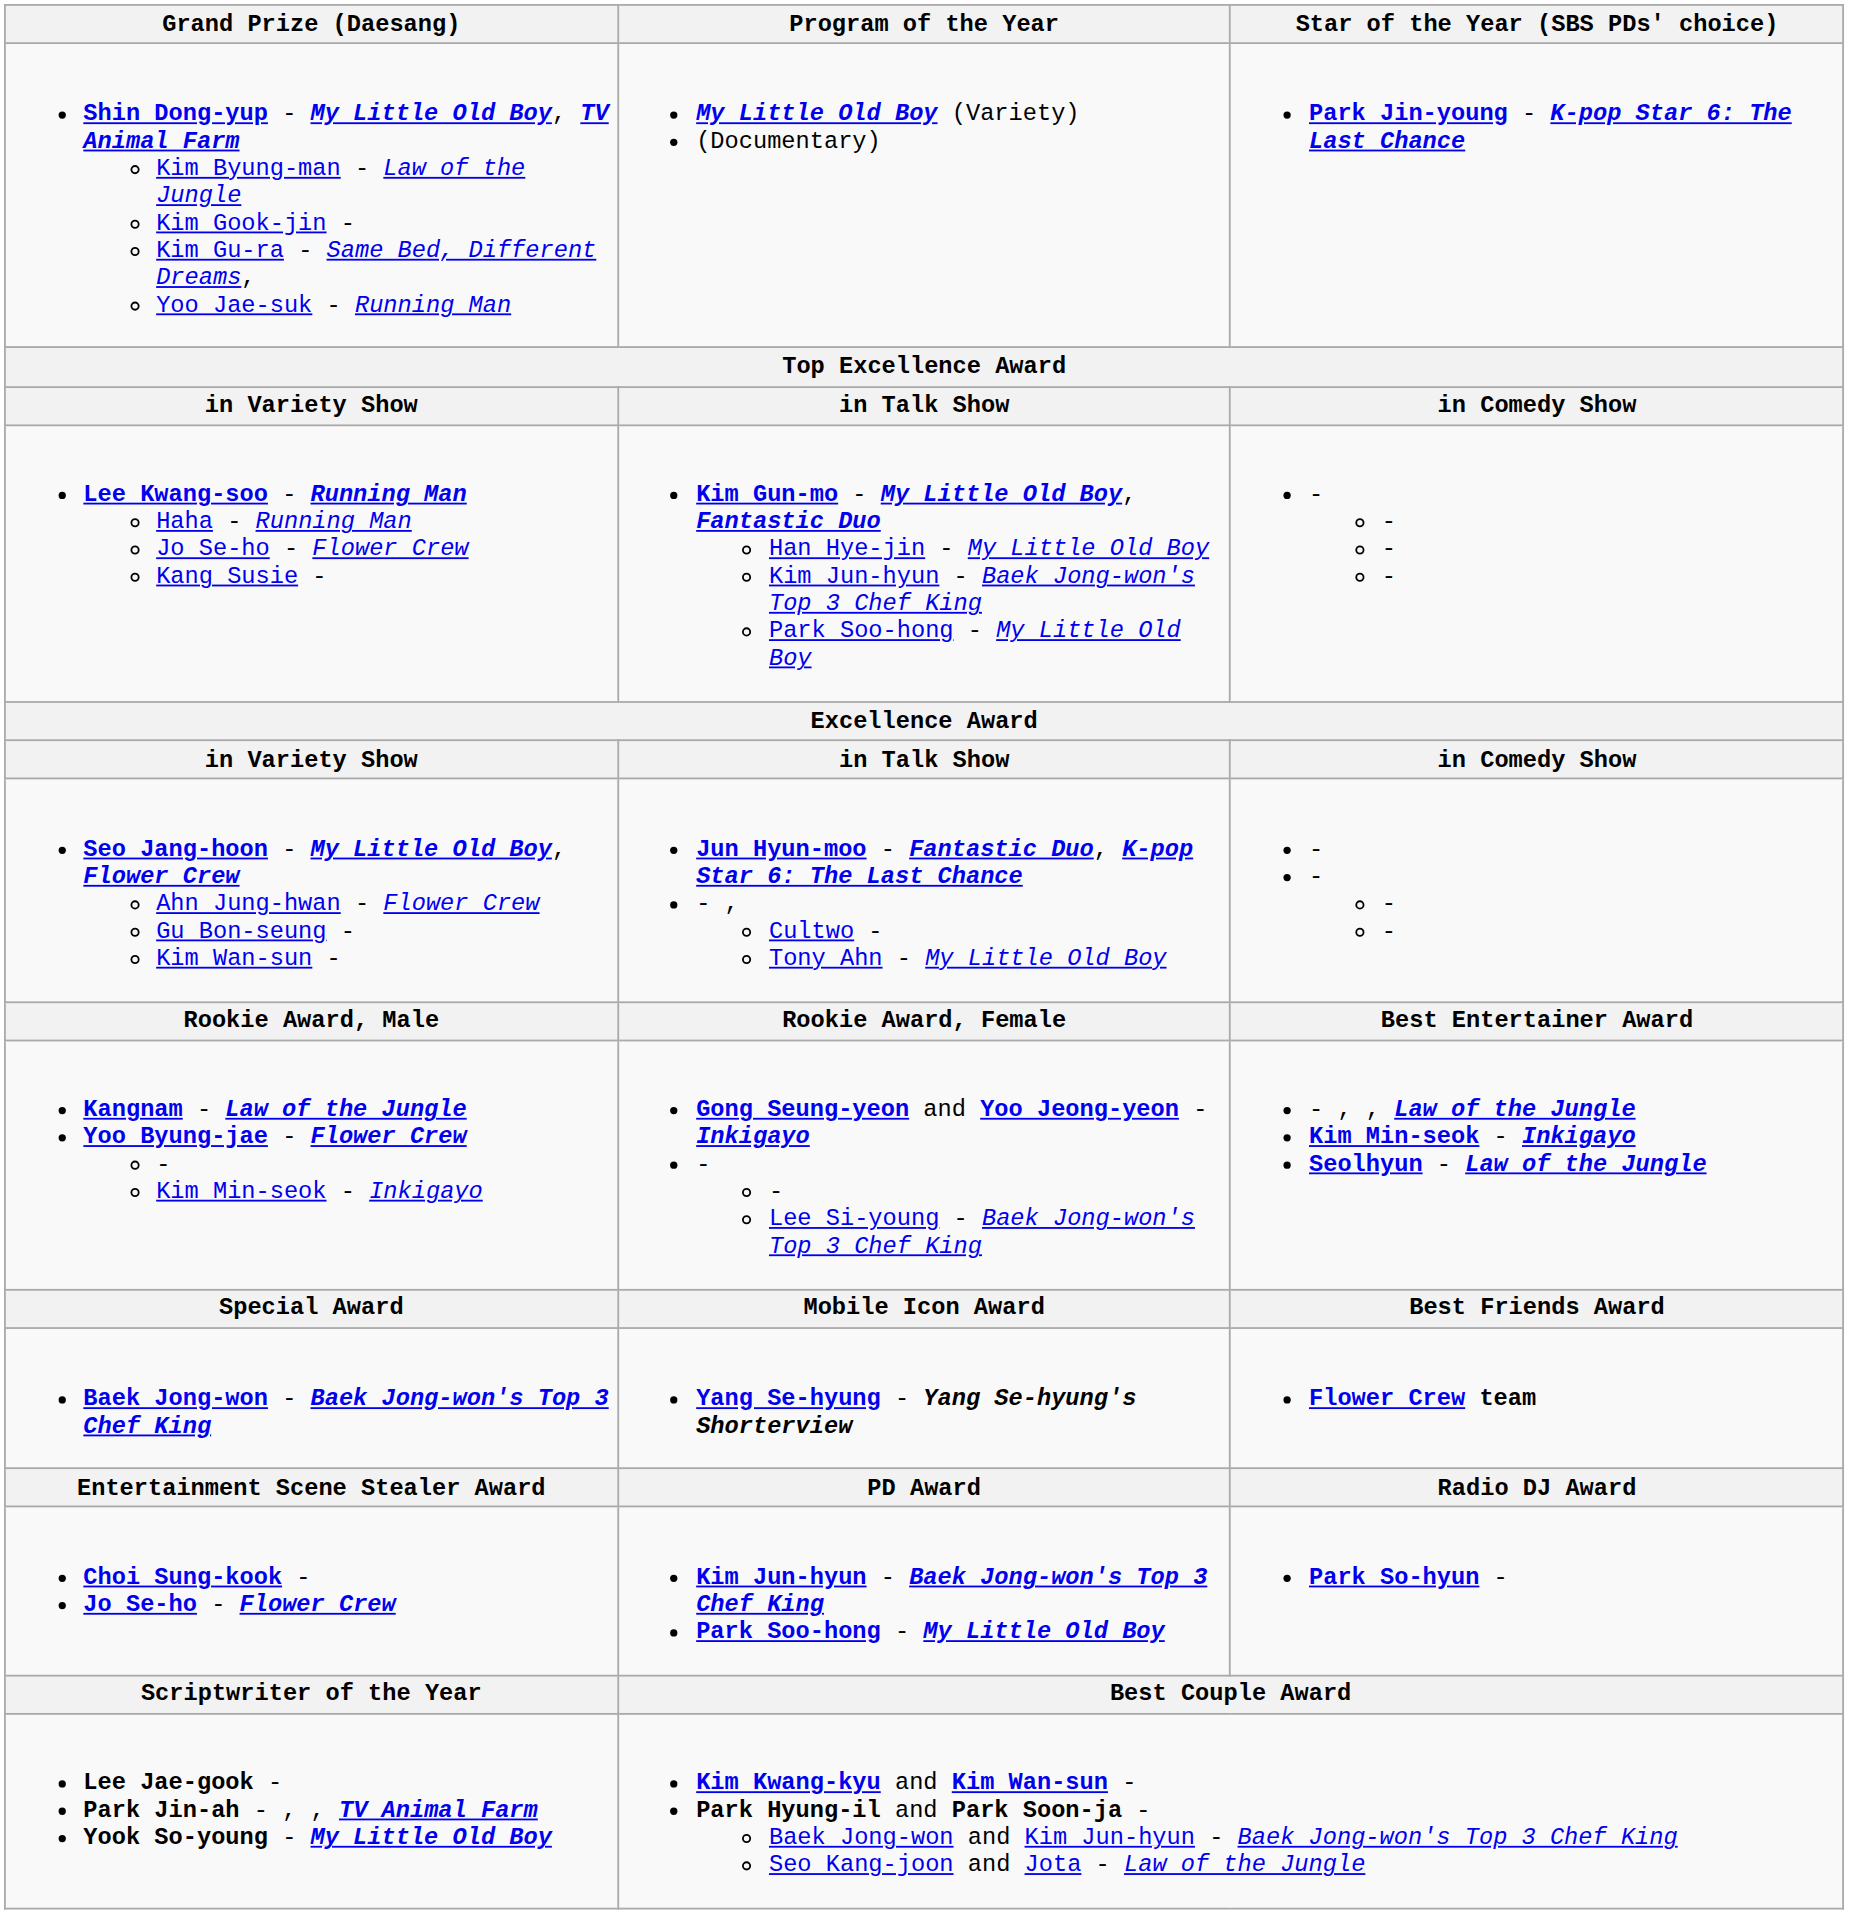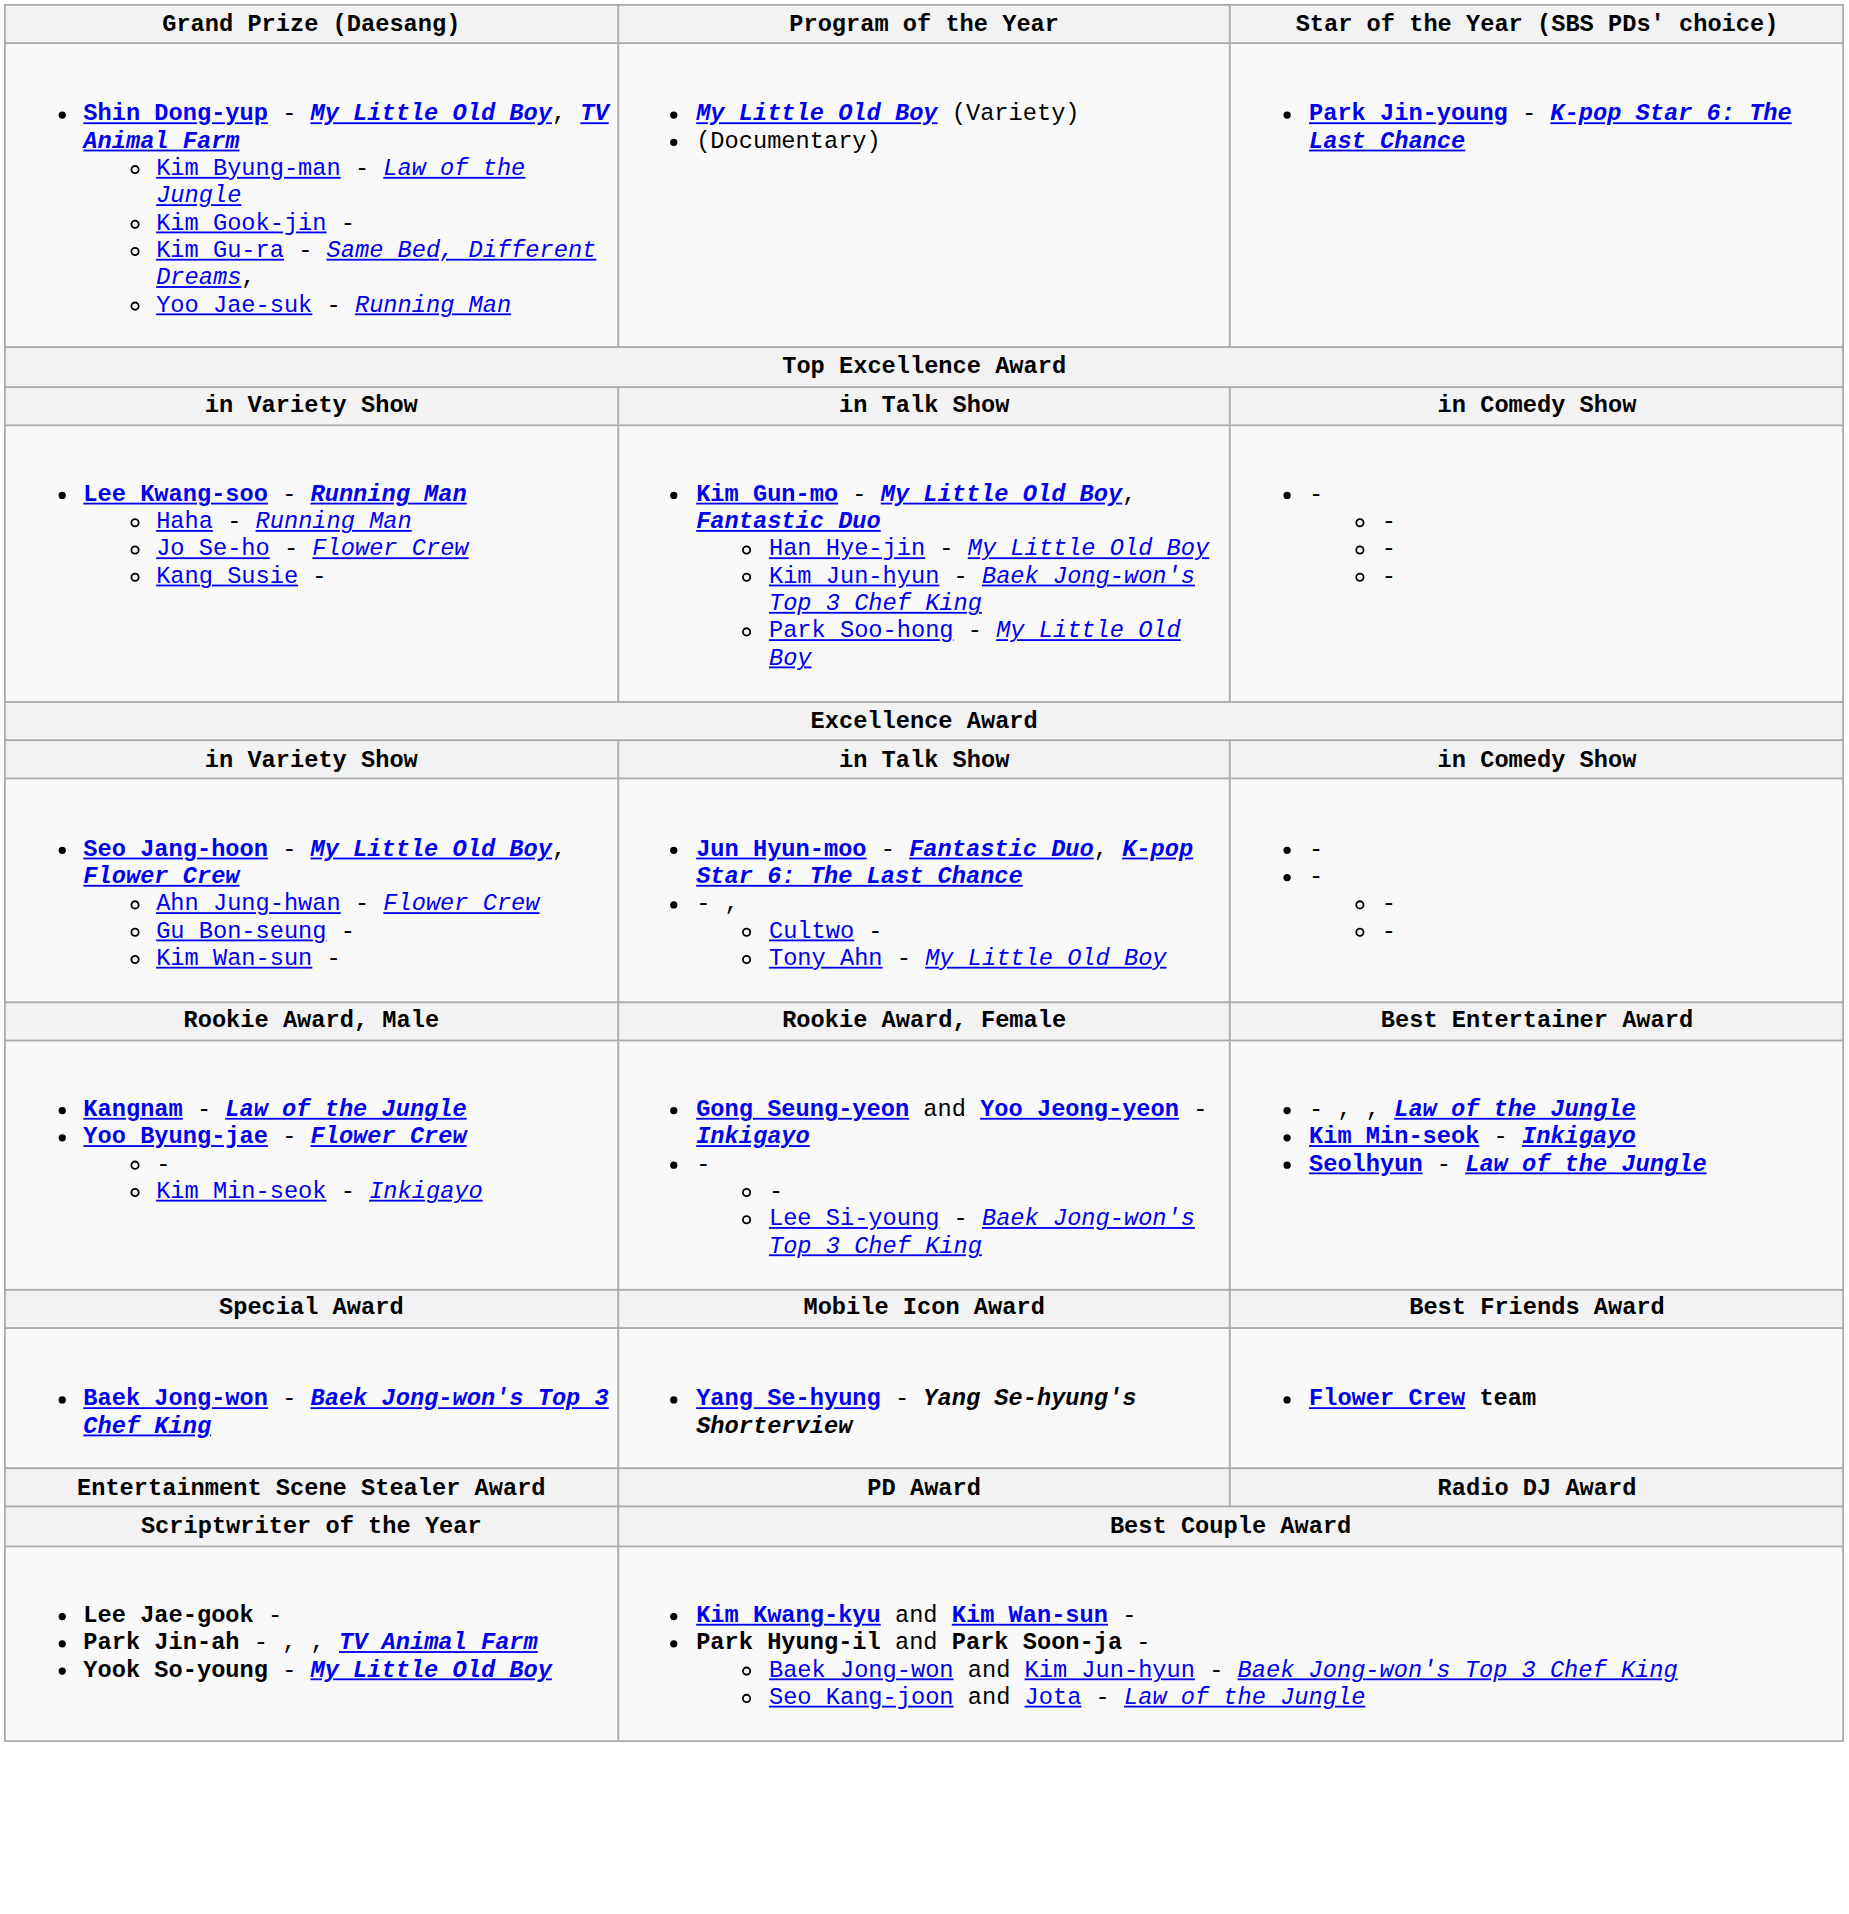- row: (311, 1591)
